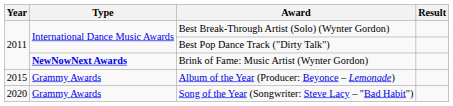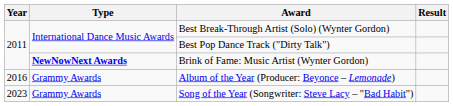(17, 77) 2015 -> (17, 77) 2016
(17, 93) 2020 -> (17, 93) 2023
